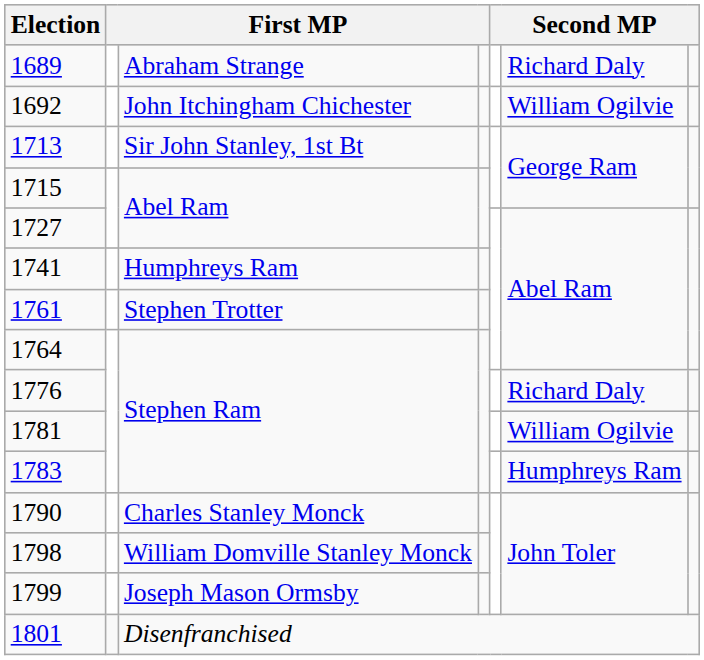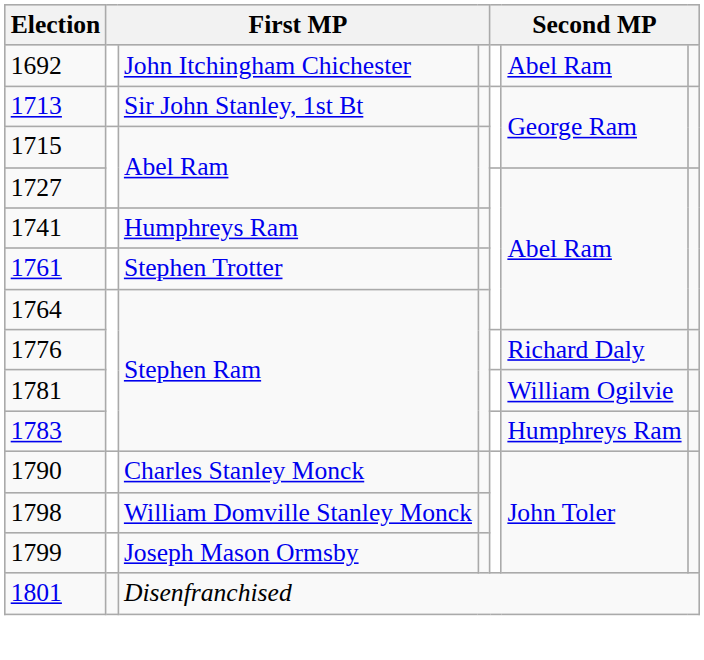- row: (36, 65)
(590, 106) William Ogilvie -> (560, 65) Abel Ram
